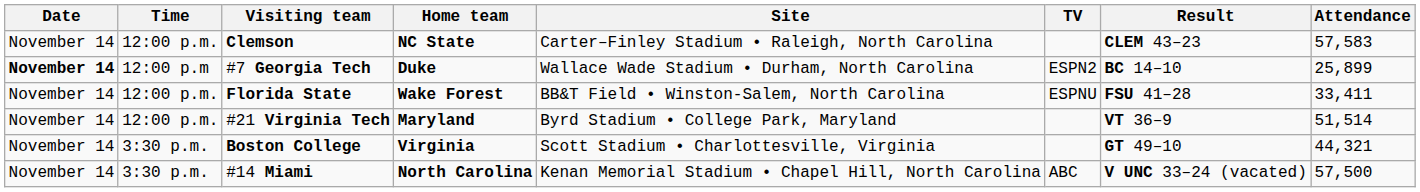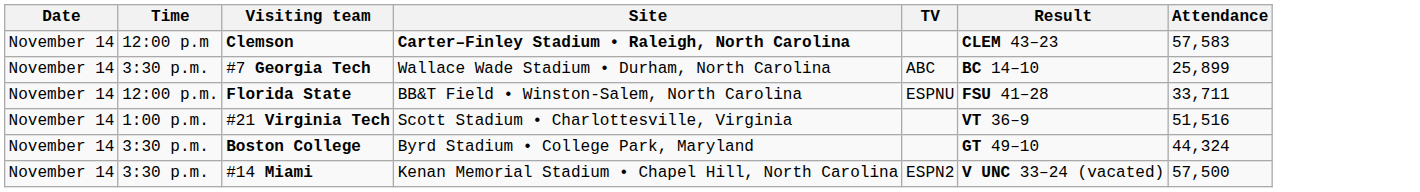- column: (465, 18)
(170, 44) 12:00 p.m. -> (165, 44) 12:00 p.m
(766, 44) normal -> (624, 44) bold
(61, 70) bold -> (61, 70) normal
(165, 70) 12:00 p.m -> (165, 70) 3:30 p.m.
(1073, 70) ESPN2 -> (921, 70) ABC
(1343, 96) 33,411 -> (1201, 96) 33,711
(170, 122) 12:00 p.m. -> (165, 122) 1:00 p.m.
(718, 122) Byrd Stadium • College Park, Maryland -> (595, 122) Scott Stadium • Charlottesville, Virginia
(1343, 122) 51,514 -> (1201, 122) 51,516
(738, 148) Scott Stadium • Charlottesville, Virginia -> (576, 148) Byrd Stadium • College Park, Maryland
(1343, 148) 44,321 -> (1201, 148) 44,324
(1063, 173) ABC -> (930, 173) ESPN2
